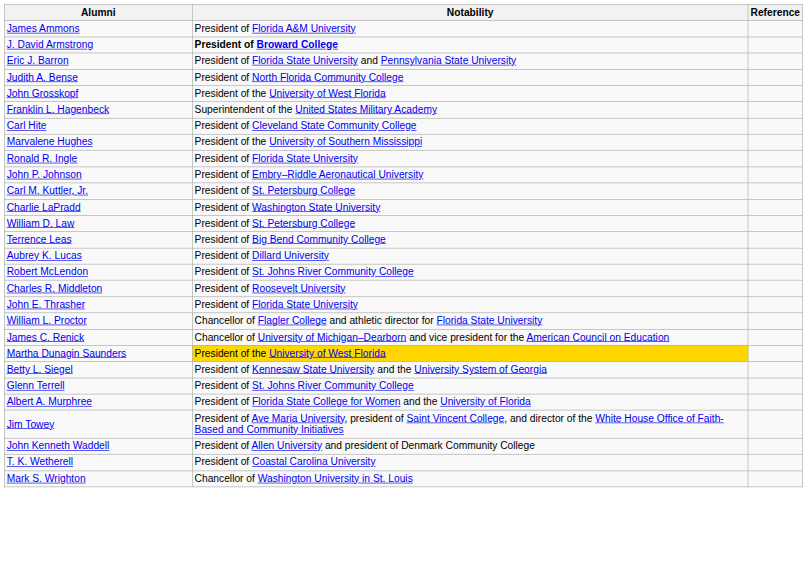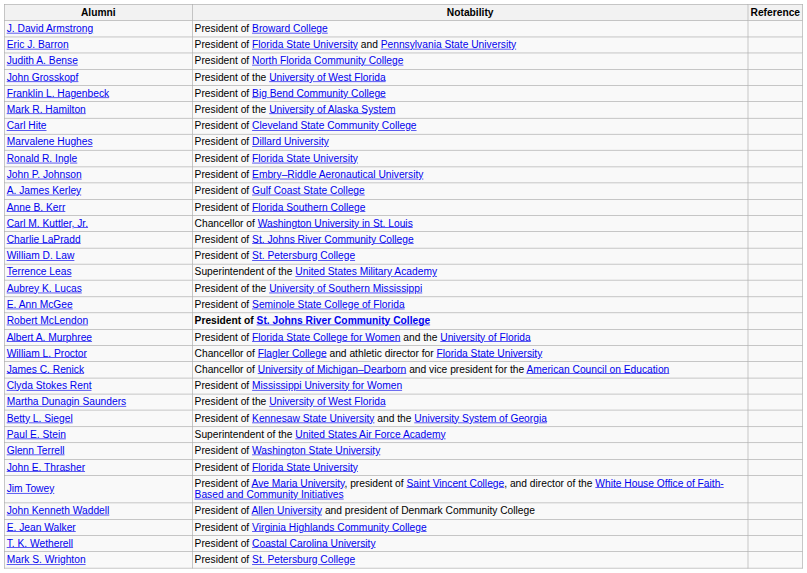- row: (43, 28)
(266, 45) bold -> (261, 28) normal
(316, 110) Superintendent of the United States Military Academy -> (290, 93) President of Big Bend Community College
+ row: (46, 110)
(308, 142) President of the University of Southern Mississippi -> (262, 142) President of Dillard University
+ row: (44, 191)
+ row: (36, 207)
(275, 191) President of St. Petersburg College -> (304, 223) Chancellor of Washington University in St. Louis
(287, 207) President of Washington State University -> (304, 239) President of St. Johns River Community College
(290, 239) President of Big Bend Community College -> (316, 272) Superintendent of the United States Military Academy
(262, 256) President of Dillard University -> (308, 288) President of the University of Southern Mississippi
+ row: (40, 304)
(304, 272) normal -> (312, 321) bold
- row: (54, 288)
rows swapped: (49, 402) <-> (46, 304)
+ row: (49, 386)
(290, 353) gold background -> (290, 402) no background
+ row: (36, 434)
(304, 386) President of St. Johns River Community College -> (287, 451) President of Washington State University
+ row: (41, 527)
(304, 478) Chancellor of Washington University in St. Louis -> (275, 560) President of St. Petersburg College
